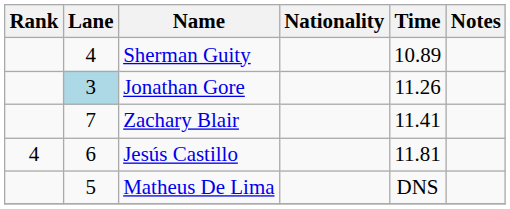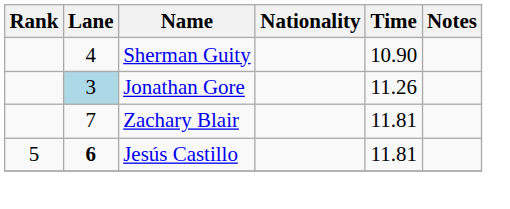(418, 54) 10.89 -> (394, 54) 10.90
(418, 120) 11.41 -> (394, 120) 11.81
(34, 154) 4 -> (34, 154) 5
(91, 154) normal -> (91, 154) bold
- row: (199, 187)
